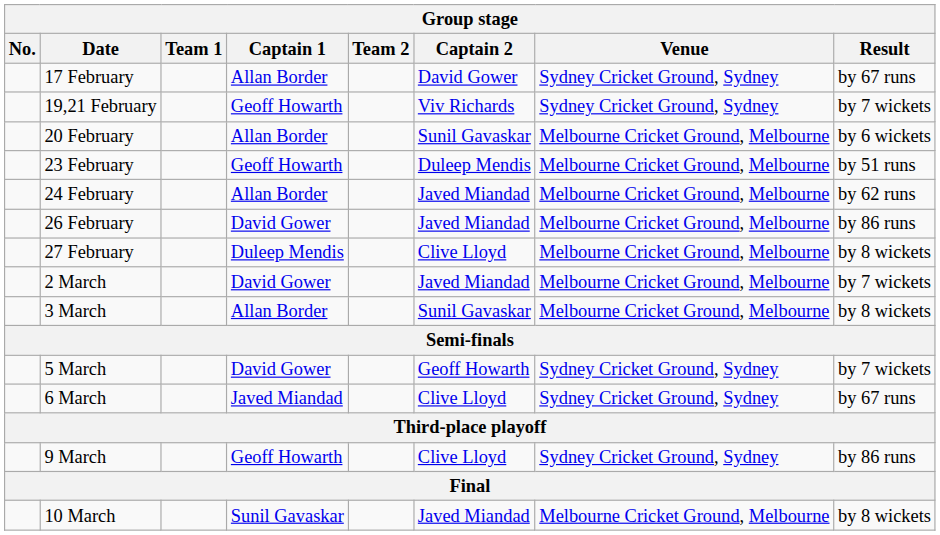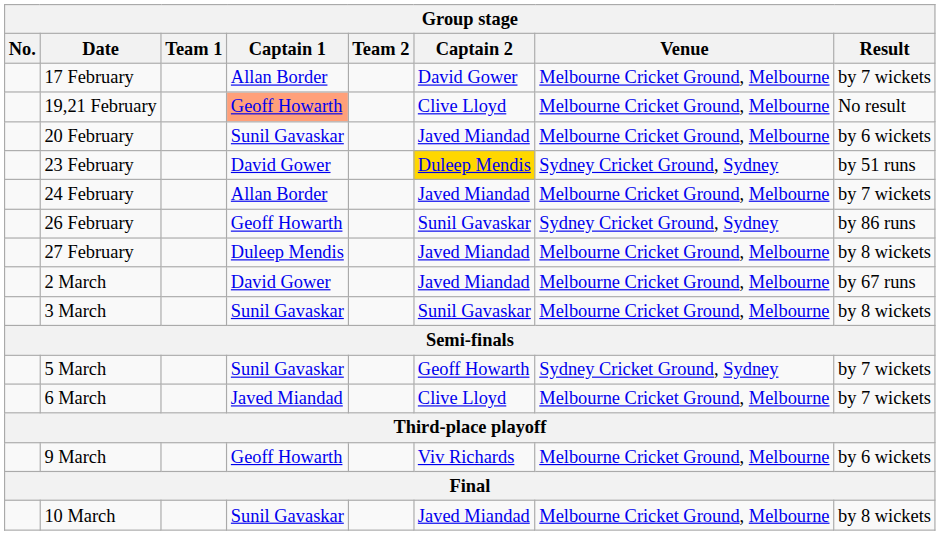(659, 77) Sydney Cricket Ground, Sydney -> (684, 77) Melbourne Cricket Ground, Melbourne
(877, 77) by 67 runs -> (885, 77) by 7 wickets
(287, 106) no background -> (287, 106) lightsalmon background
(466, 106) Viv Richards -> (462, 106) Clive Lloyd
(659, 106) Sydney Cricket Ground, Sydney -> (684, 106) Melbourne Cricket Ground, Melbourne
(885, 106) by 7 wickets -> (872, 106) No result
(279, 135) Allan Border -> (287, 135) Sunil Gavaskar
(474, 135) Sunil Gavaskar -> (474, 135) Javed Miandad
(287, 164) Geoff Howarth -> (281, 164) David Gower
(474, 164) no background -> (474, 164) gold background
(684, 164) Melbourne Cricket Ground, Melbourne -> (659, 164) Sydney Cricket Ground, Sydney
(877, 194) by 62 runs -> (885, 194) by 7 wickets
(281, 223) David Gower -> (287, 223) Geoff Howarth
(474, 223) Javed Miandad -> (474, 223) Sunil Gavaskar
(684, 223) Melbourne Cricket Ground, Melbourne -> (659, 223) Sydney Cricket Ground, Sydney
(462, 252) Clive Lloyd -> (474, 252) Javed Miandad
(885, 281) by 7 wickets -> (877, 281) by 67 runs
(279, 310) Allan Border -> (287, 310) Sunil Gavaskar
(281, 369) David Gower -> (287, 369) Sunil Gavaskar
(659, 398) Sydney Cricket Ground, Sydney -> (684, 398) Melbourne Cricket Ground, Melbourne
(877, 398) by 67 runs -> (885, 398) by 7 wickets
(462, 456) Clive Lloyd -> (466, 456) Viv Richards
(659, 456) Sydney Cricket Ground, Sydney -> (684, 456) Melbourne Cricket Ground, Melbourne
(877, 456) by 86 runs -> (885, 456) by 6 wickets
